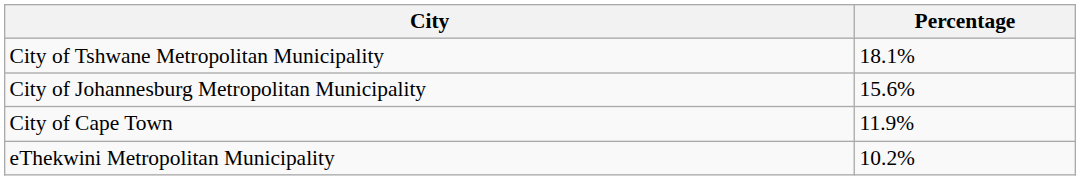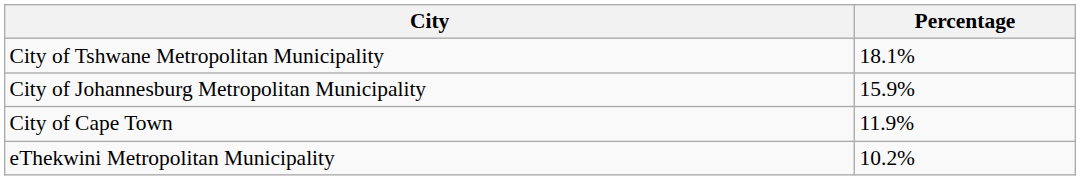(887, 89) 15.6% -> (887, 89) 15.9%
